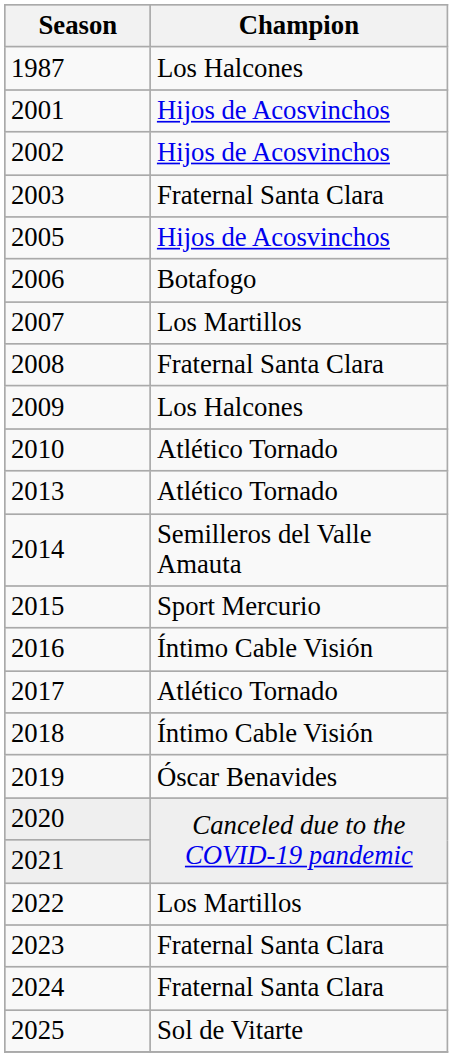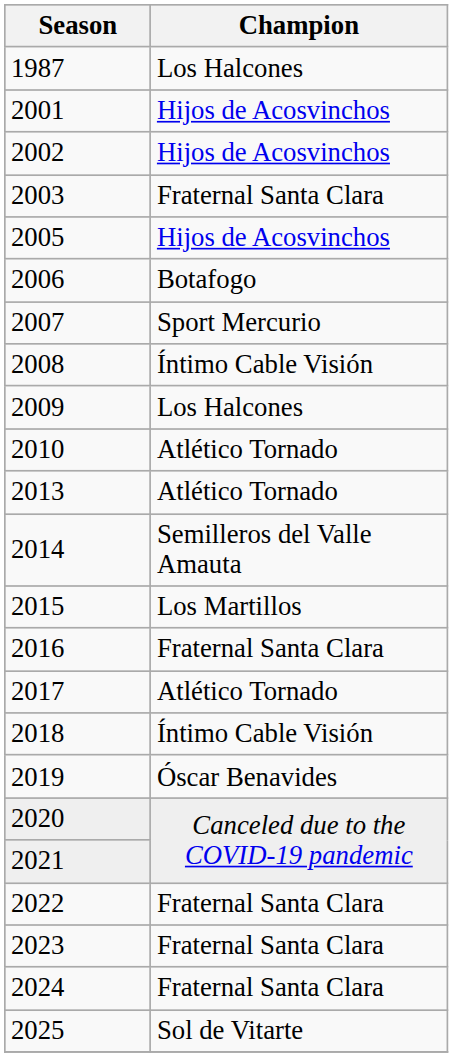(229, 322) Los Martillos -> (239, 322) Sport Mercurio
(270, 364) Fraternal Santa Clara -> (265, 364) Íntimo Cable Visión
(239, 606) Sport Mercurio -> (229, 606) Los Martillos
(265, 649) Íntimo Cable Visión -> (270, 649) Fraternal Santa Clara
(229, 903) Los Martillos -> (270, 903) Fraternal Santa Clara
